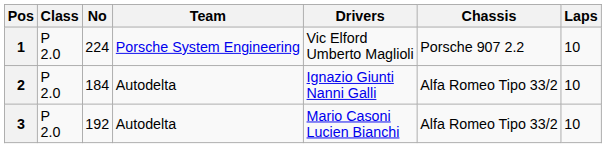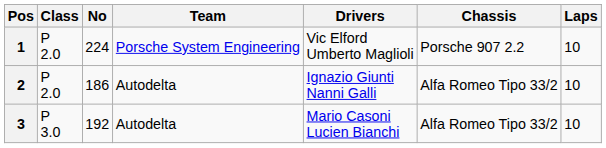(97, 85) 184 -> (97, 85) 186
(51, 124) P 2.0 -> (51, 124) P 3.0
